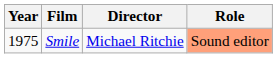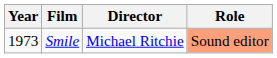(23, 40) 1975 -> (23, 40) 1973
